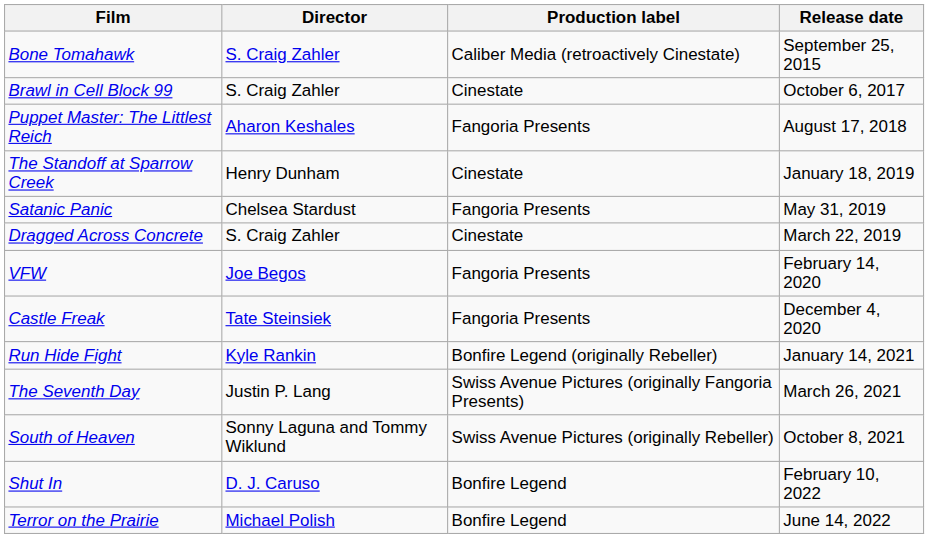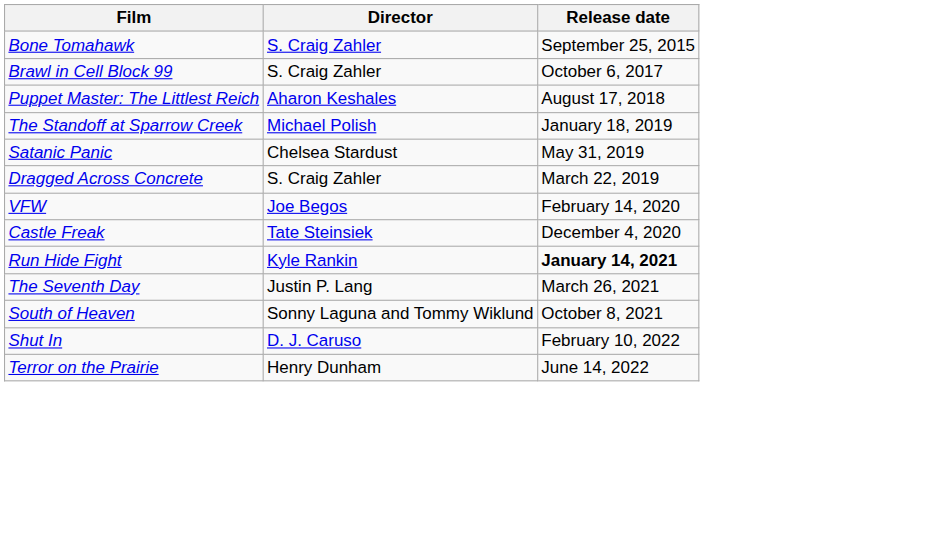- column: (613, 17)
(283, 173) Henry Dunham -> (322, 125) Michael Polish
(849, 355) normal -> (609, 260) bold
(280, 520) Michael Polish -> (324, 367) Henry Dunham
